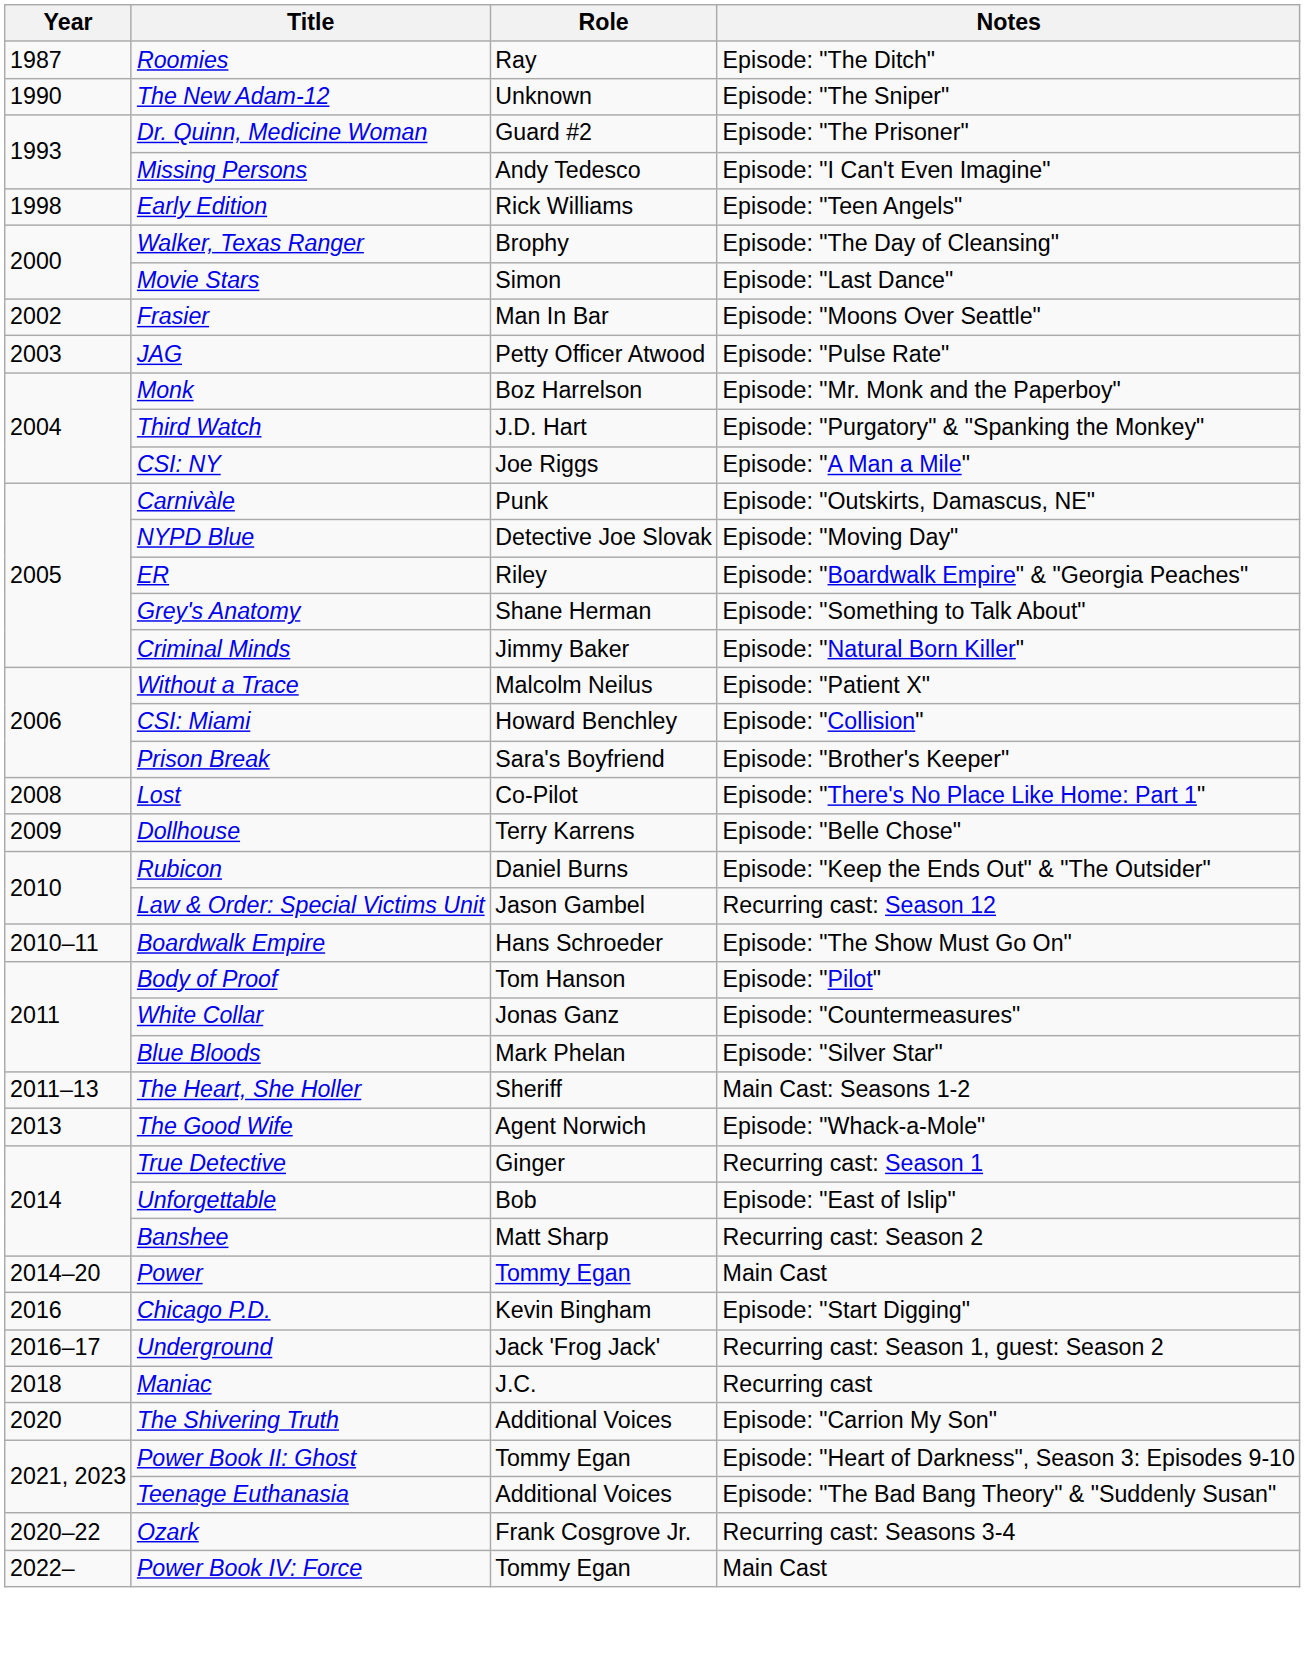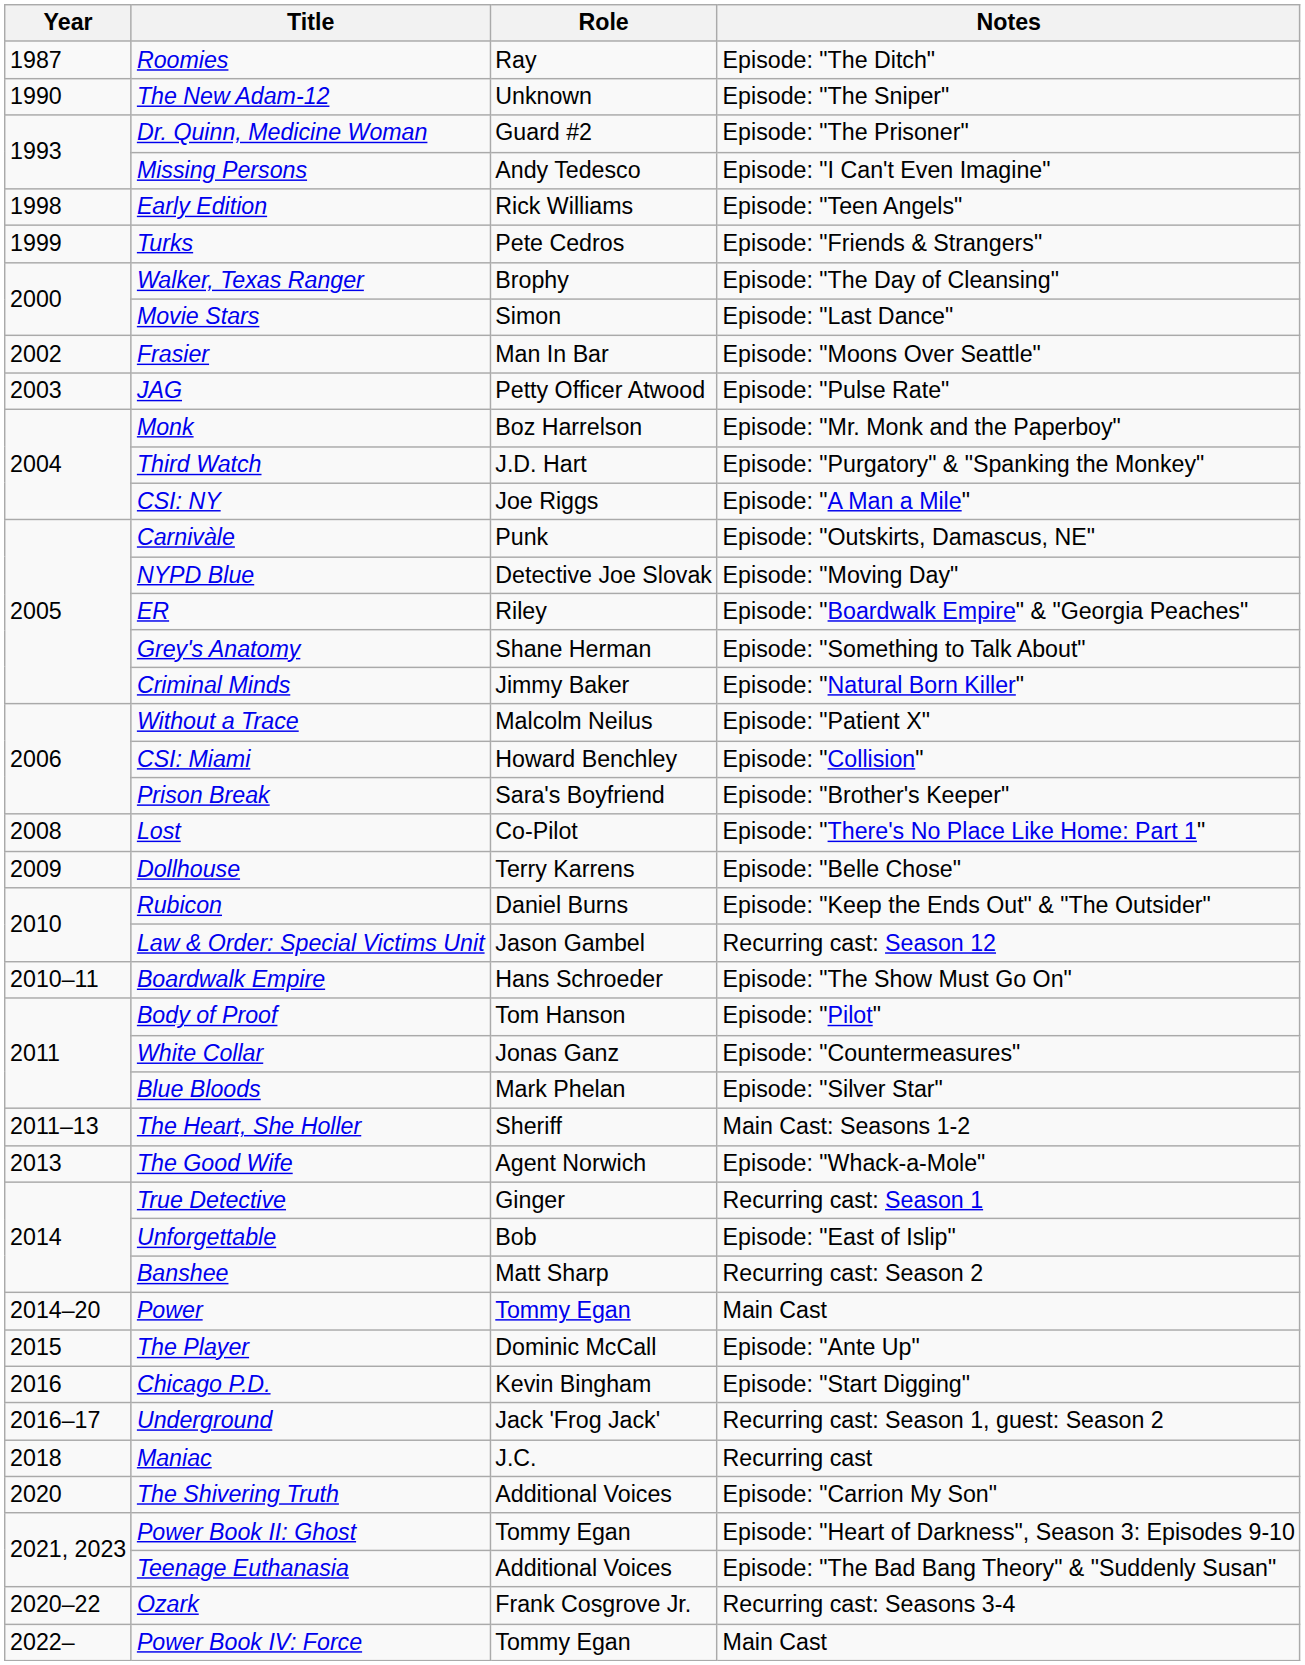+ row: (165, 243)
+ row: (193, 1347)
